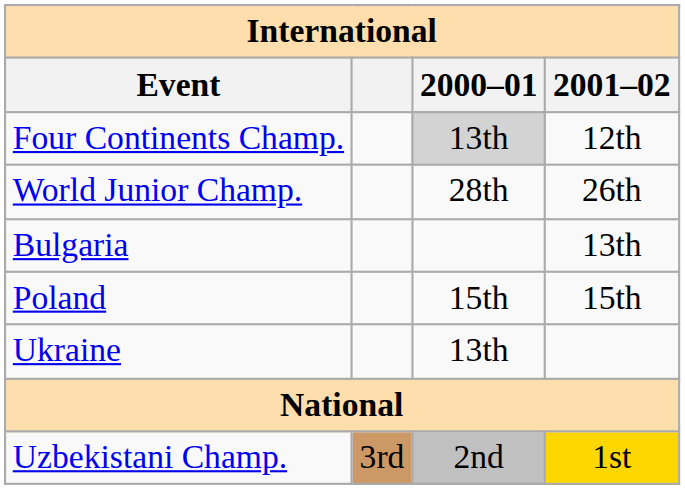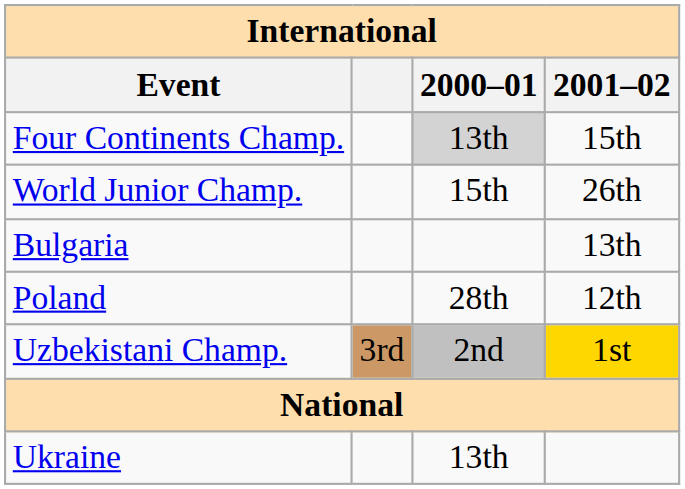(612, 137) 12th -> (612, 137) 15th
(479, 191) 28th -> (479, 191) 15th
(479, 297) 15th -> (479, 297) 28th
(612, 297) 15th -> (612, 297) 12th
rows swapped: (67, 350) <-> (150, 457)
